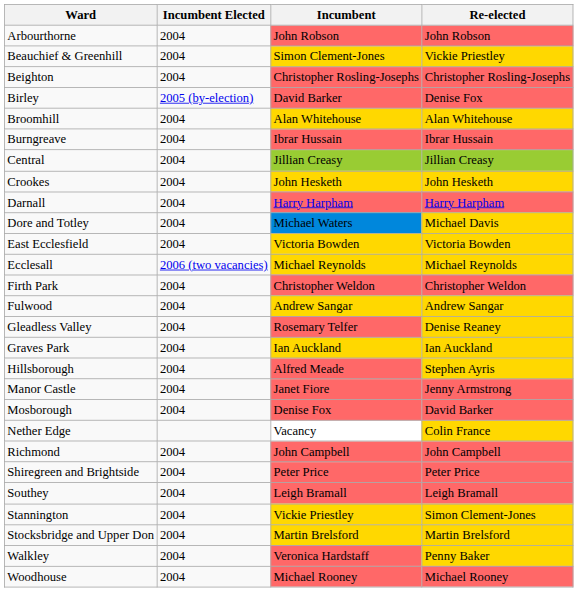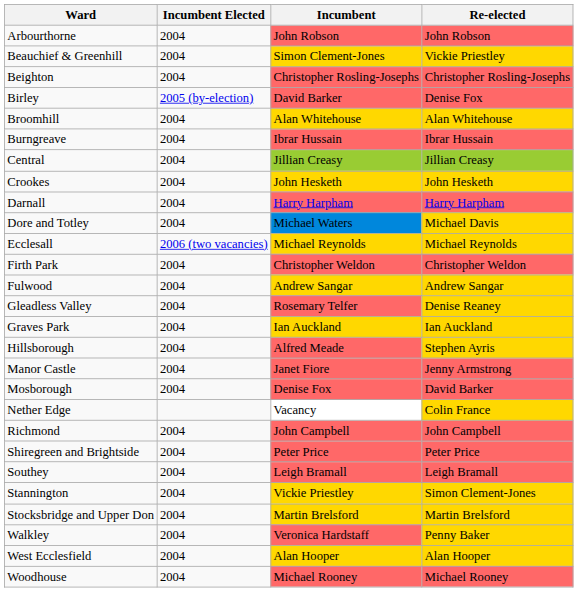- row: (48, 243)
+ row: (49, 555)
